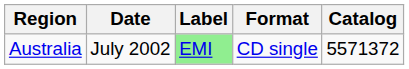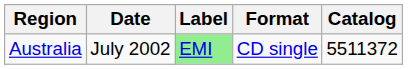(363, 49) 5571372 -> (362, 49) 5511372
